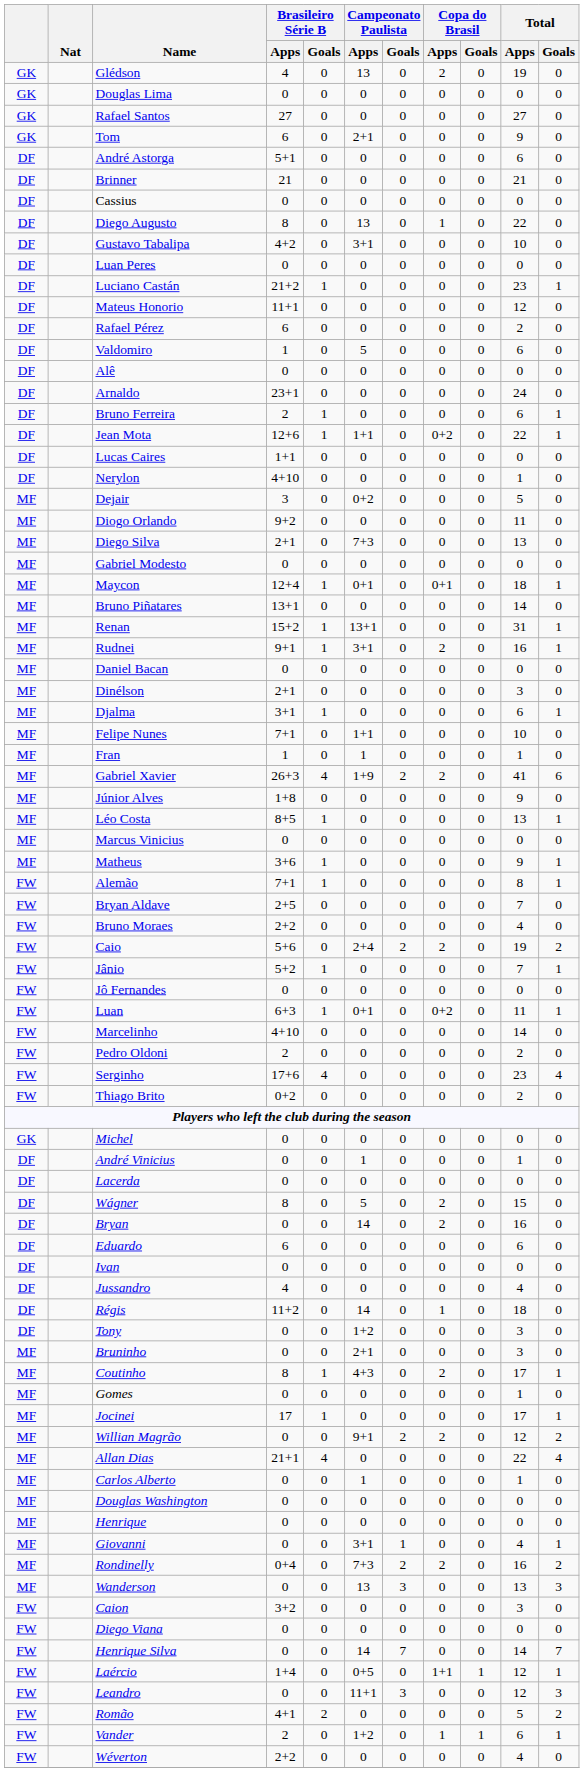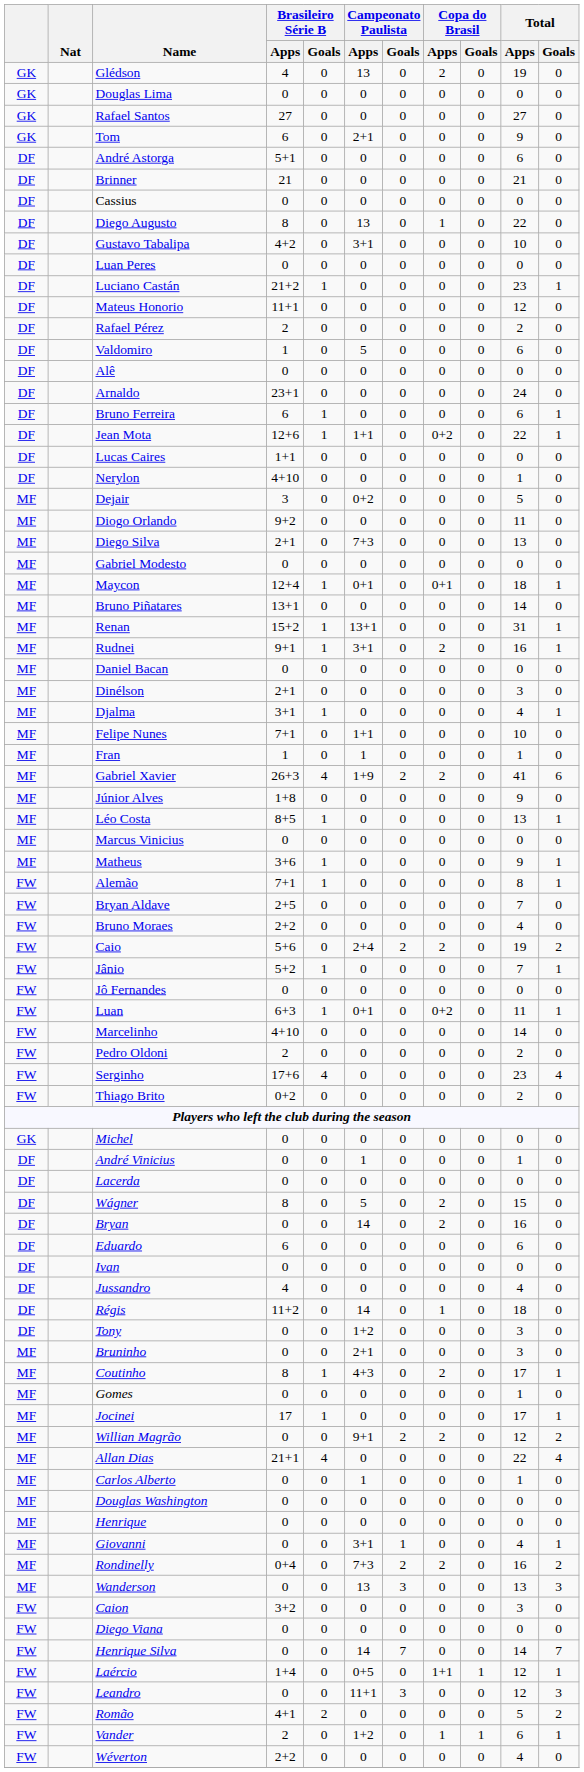(285, 328) 6 -> (285, 328) 2
(285, 413) 2 -> (285, 413) 6
(520, 712) 6 -> (520, 712) 4
